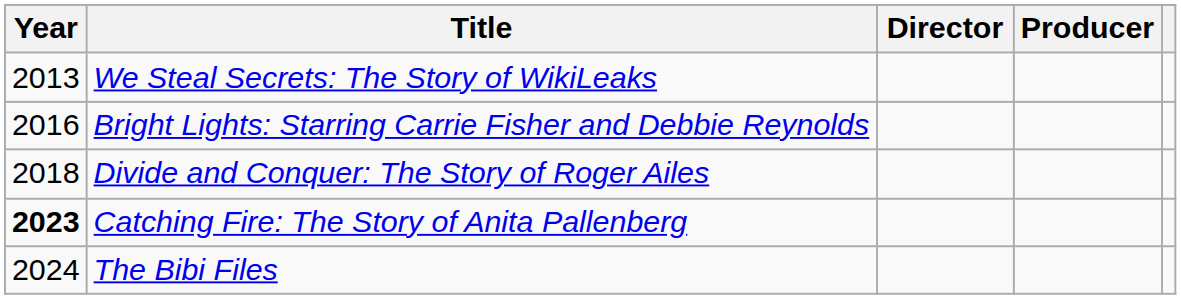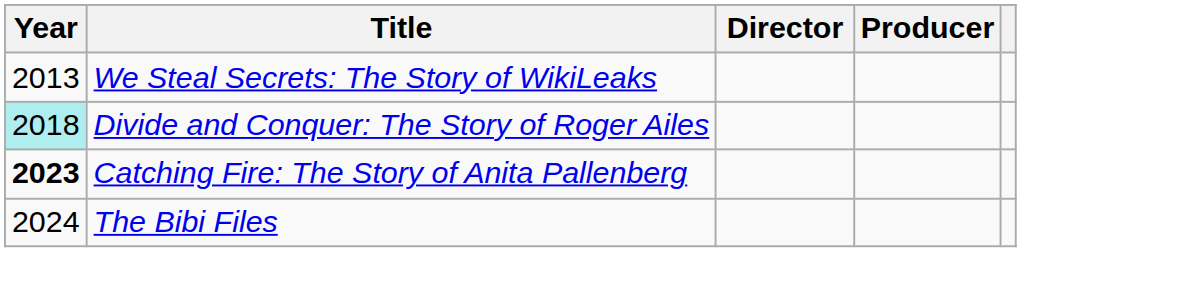- row: (481, 125)
(46, 173) no background -> (46, 125) paleturquoise background
